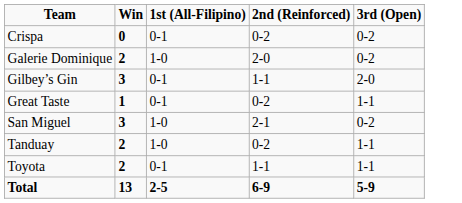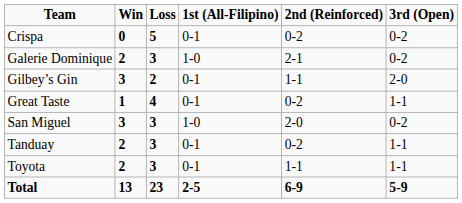+ column: (163, 15)
(261, 58) 2-0 -> (294, 58) 2-1
(261, 123) 2-1 -> (294, 123) 2-0
(158, 144) 1-0 -> (191, 144) 0-1
